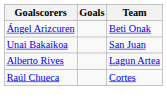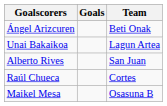(127, 45) San Juan -> (135, 45) Lagun Artea
(135, 61) Lagun Artea -> (127, 61) San Juan
+ row: (34, 93)
